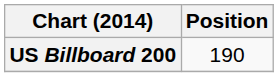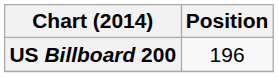(227, 54) 190 -> (227, 54) 196
